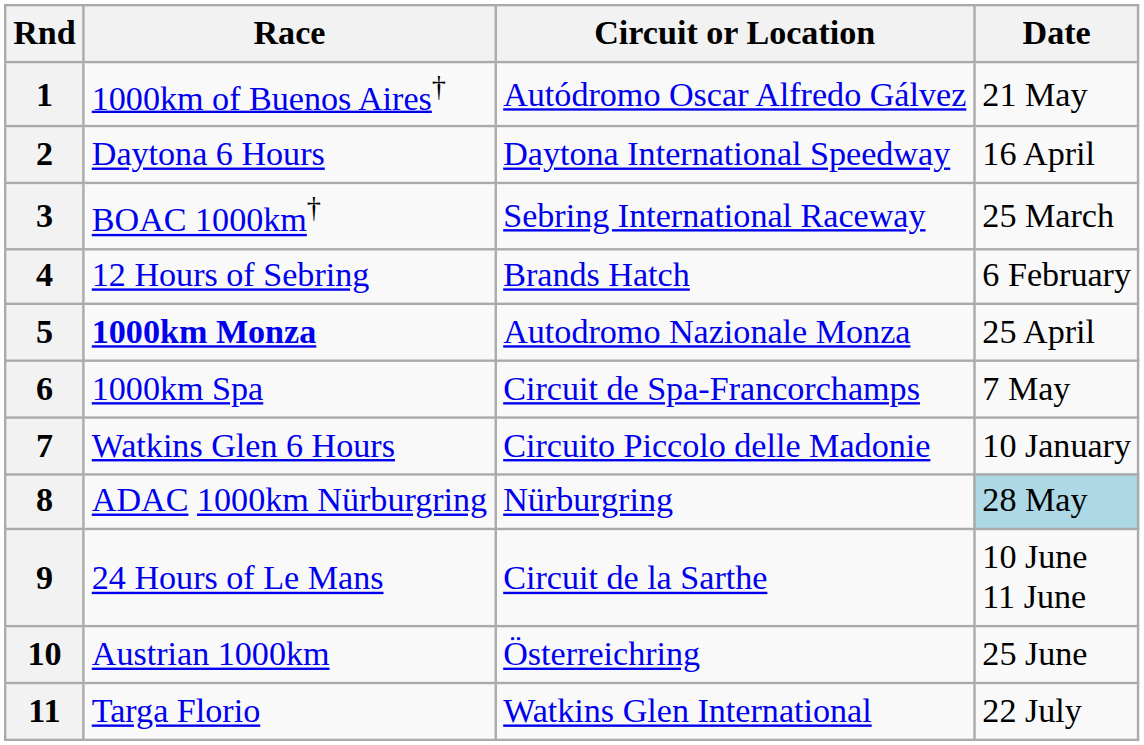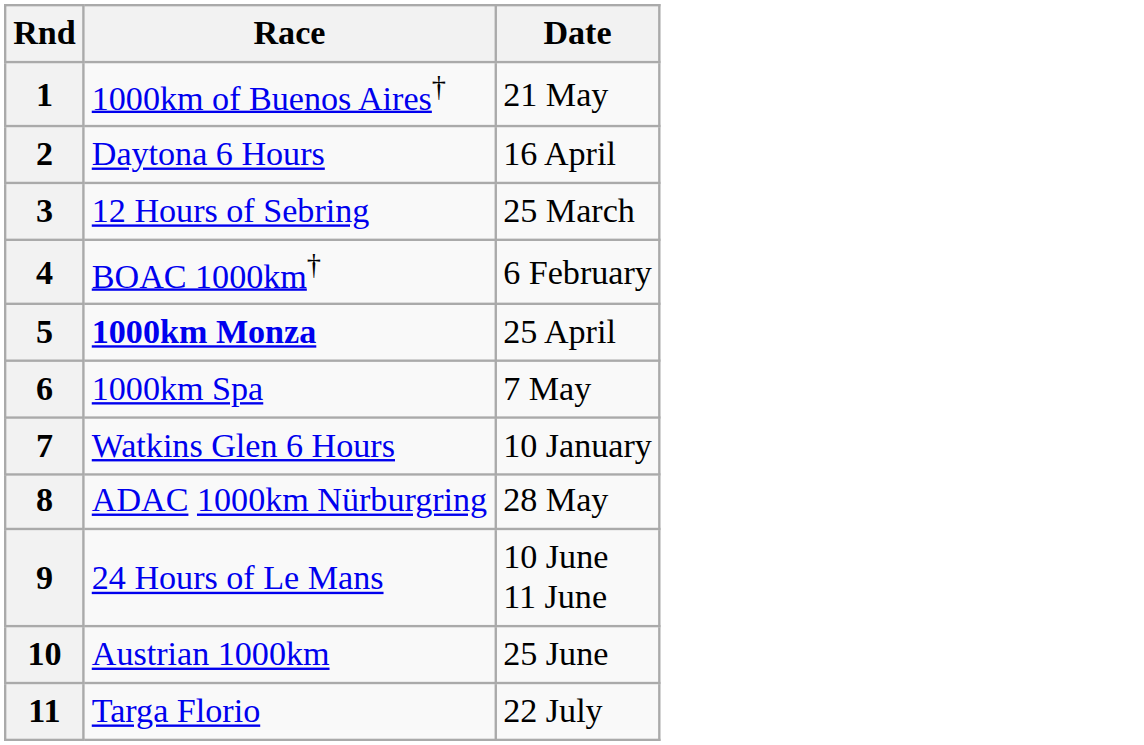- column: (735, 33)
(206, 215) BOAC 1000km† -> (231, 210) 12 Hours of Sebring
(231, 276) 12 Hours of Sebring -> (206, 271) BOAC 1000km†
(1035, 501) lightblue background -> (556, 501) no background
